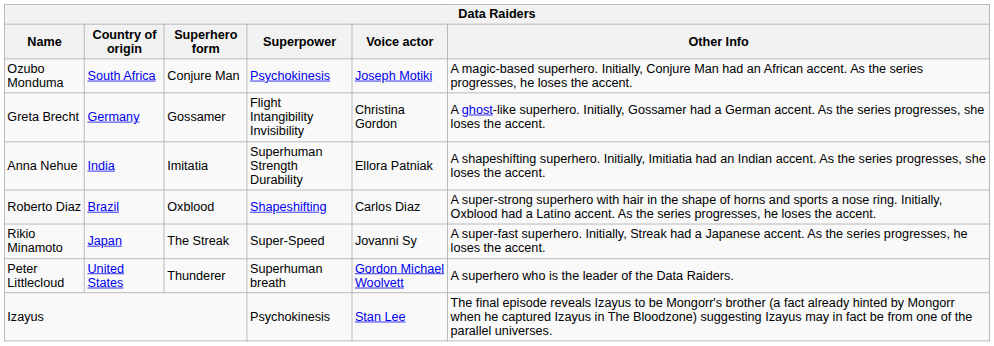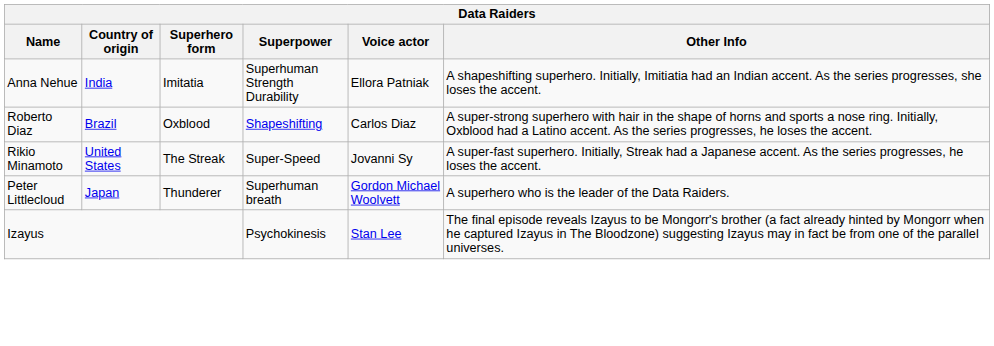- row: (35, 75)
- row: (43, 117)
(105, 241) Japan -> (103, 158) United States
(106, 275) United States -> (102, 192) Japan
